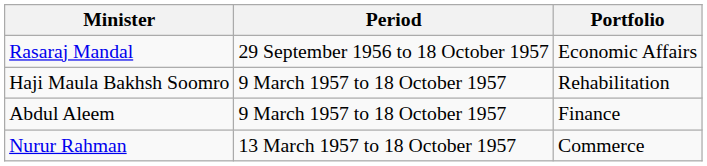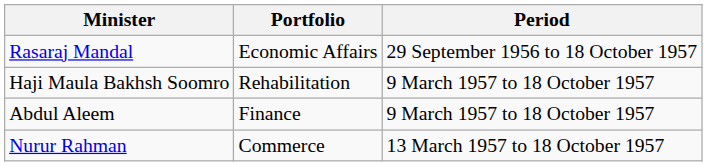columns swapped: (628, 20) <-> (394, 20)
